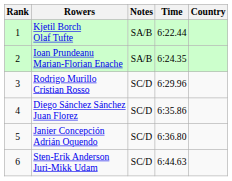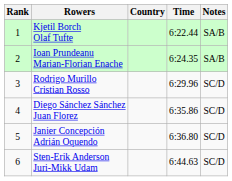columns swapped: (208, 12) <-> (141, 12)
